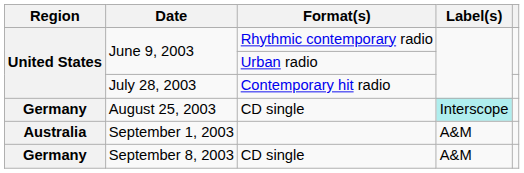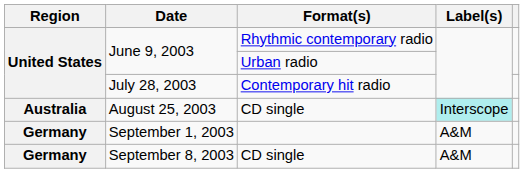(55, 109) Germany -> (55, 109) Australia
(55, 132) Australia -> (55, 132) Germany
